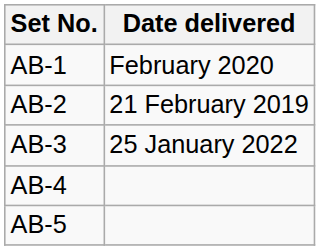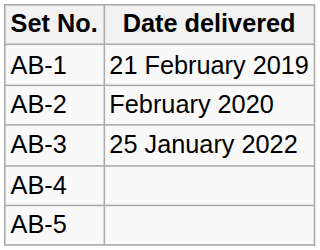(192, 64) February 2020 -> (209, 64) 21 February 2019
(209, 104) 21 February 2019 -> (192, 104) February 2020
